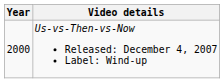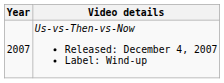(18, 49) 2000 -> (18, 49) 2007
